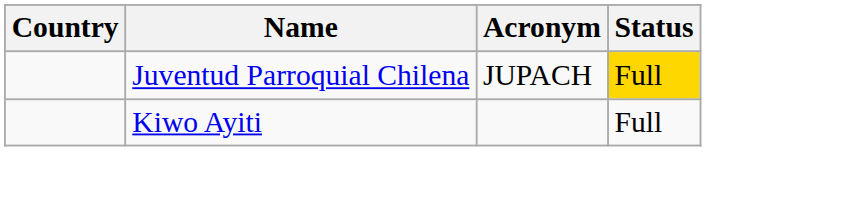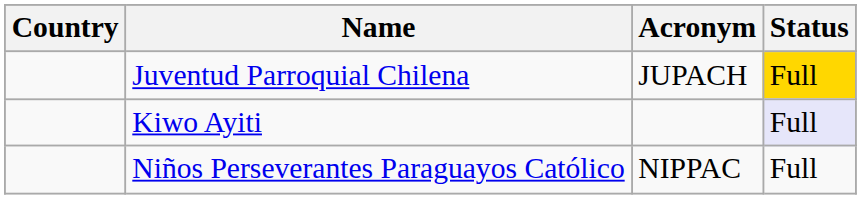(638, 121) no background -> (794, 121) lavender background
+ row: (378, 168)
